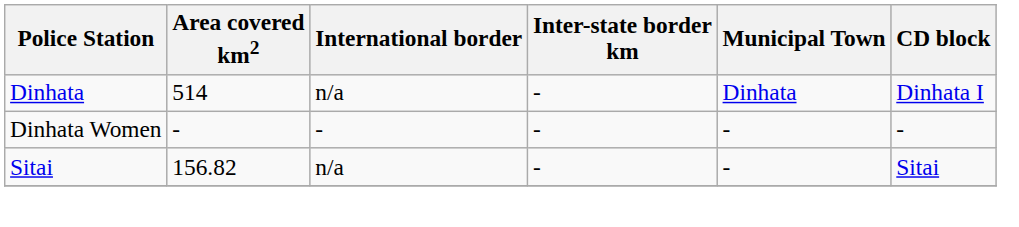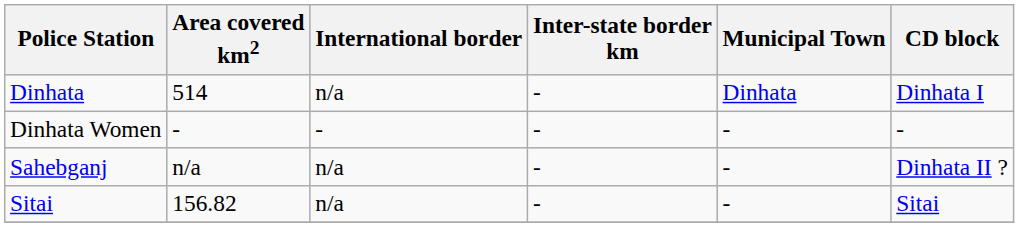+ row: (59, 166)
